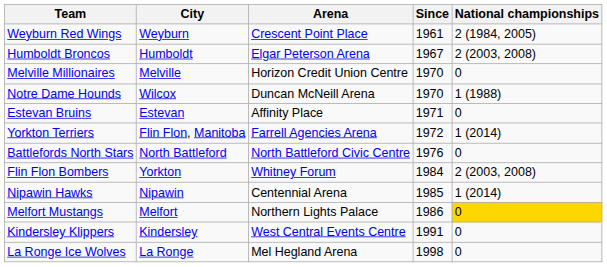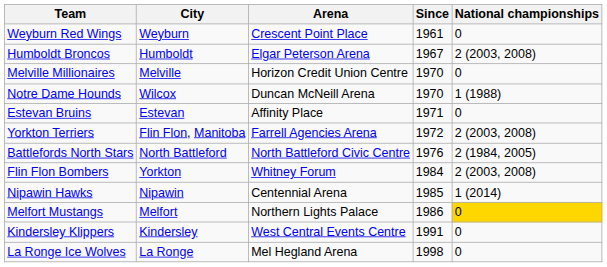(495, 34) 2 (1984, 2005) -> (458, 34) 0
(478, 133) 1 (2014) -> (495, 133) 2 (2003, 2008)
(458, 152) 0 -> (495, 152) 2 (1984, 2005)
